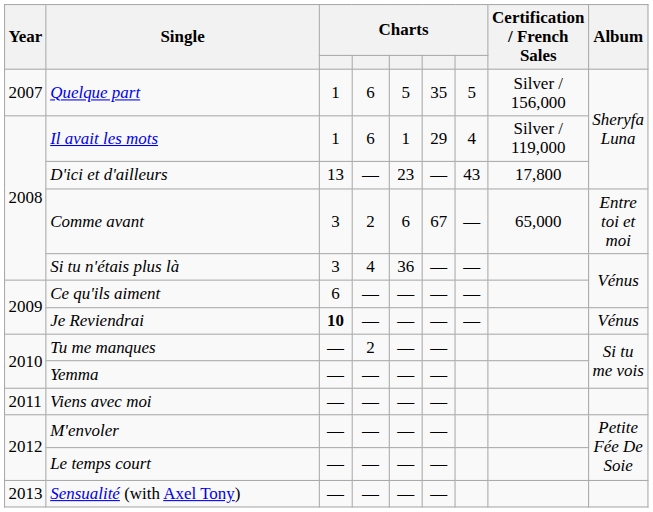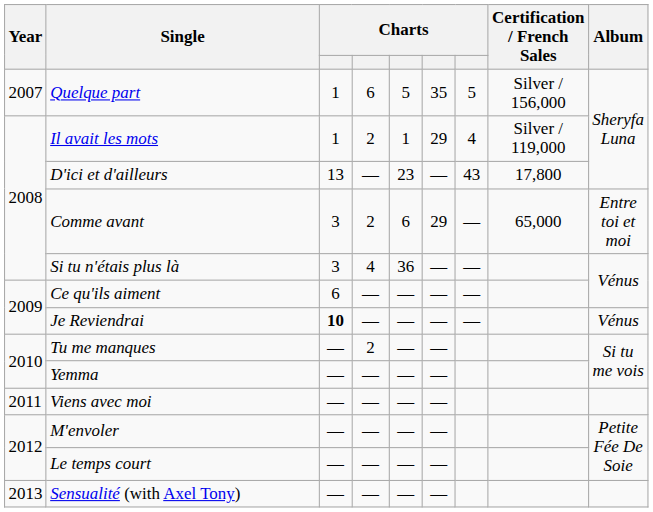(371, 138) 6 -> (371, 138) 2
(439, 220) 67 -> (439, 220) 29
